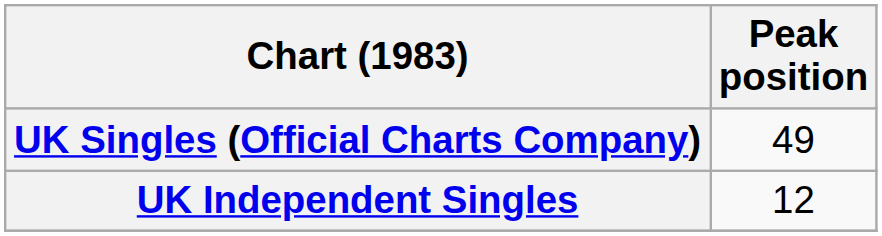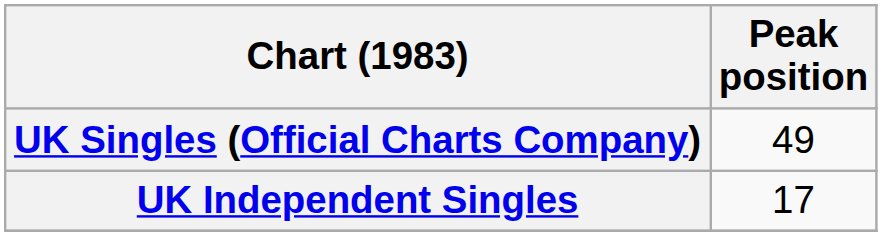(793, 199) 12 -> (793, 199) 17
